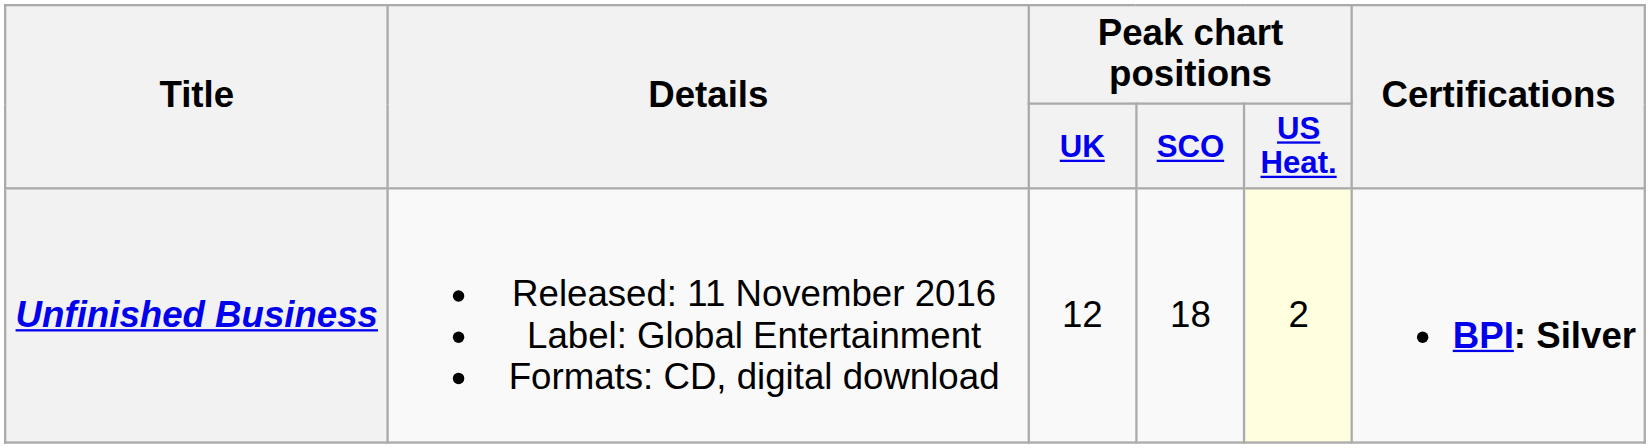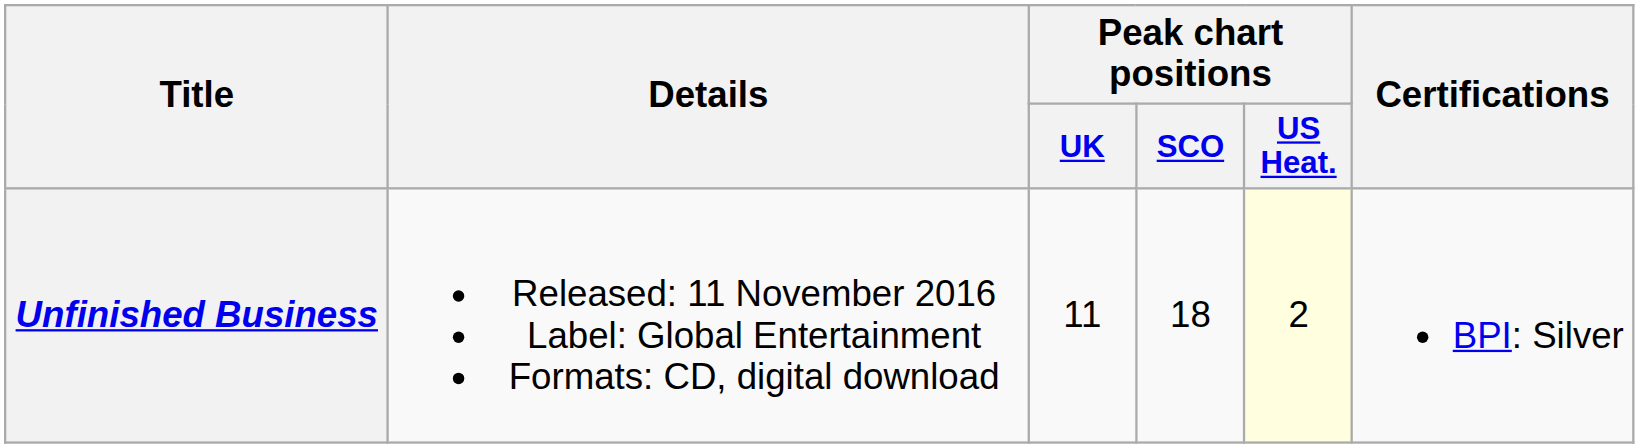(1082, 314) 12 -> (1082, 314) 11
(1499, 336) bold -> (1492, 336) normal
